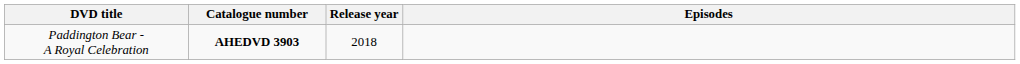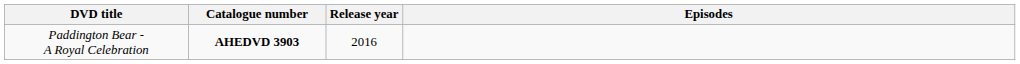(364, 42) 2018 -> (364, 42) 2016
